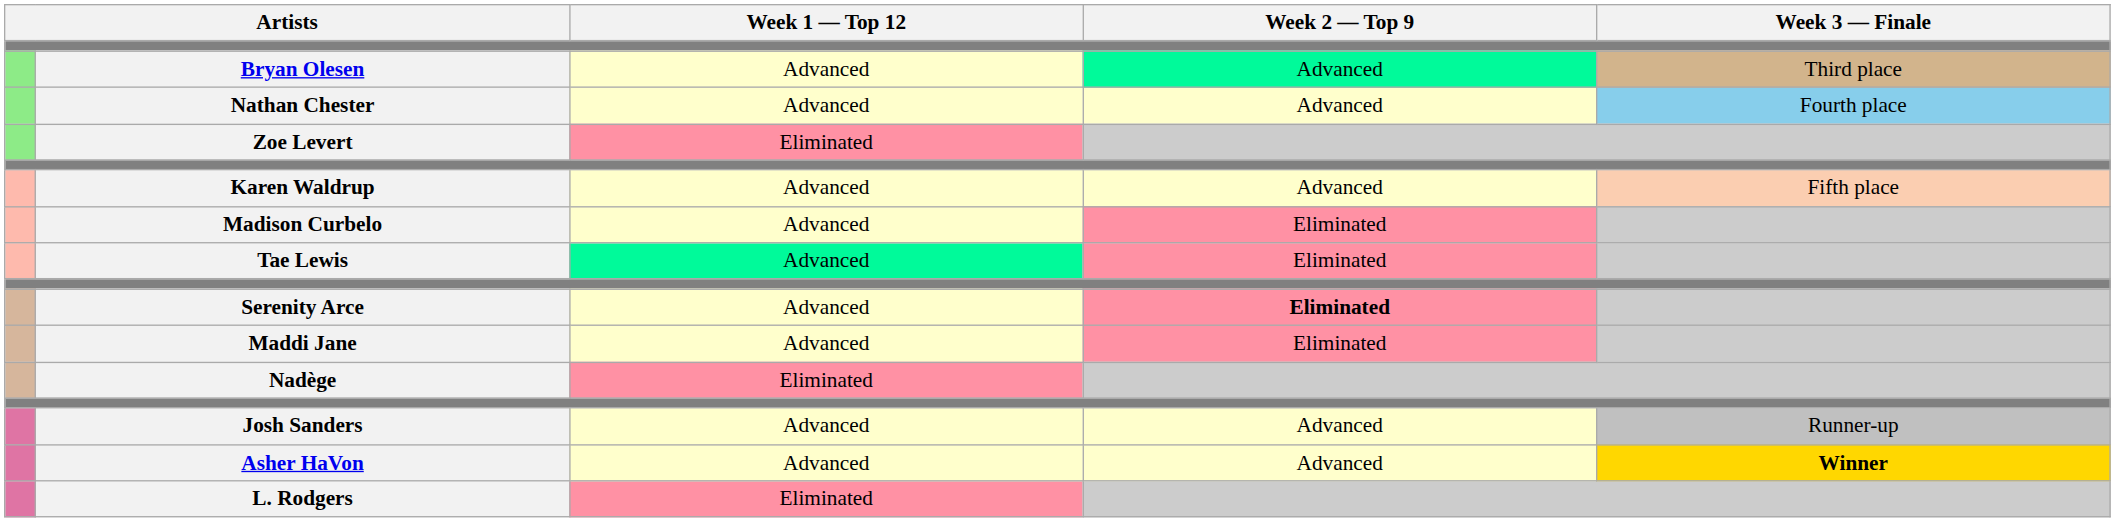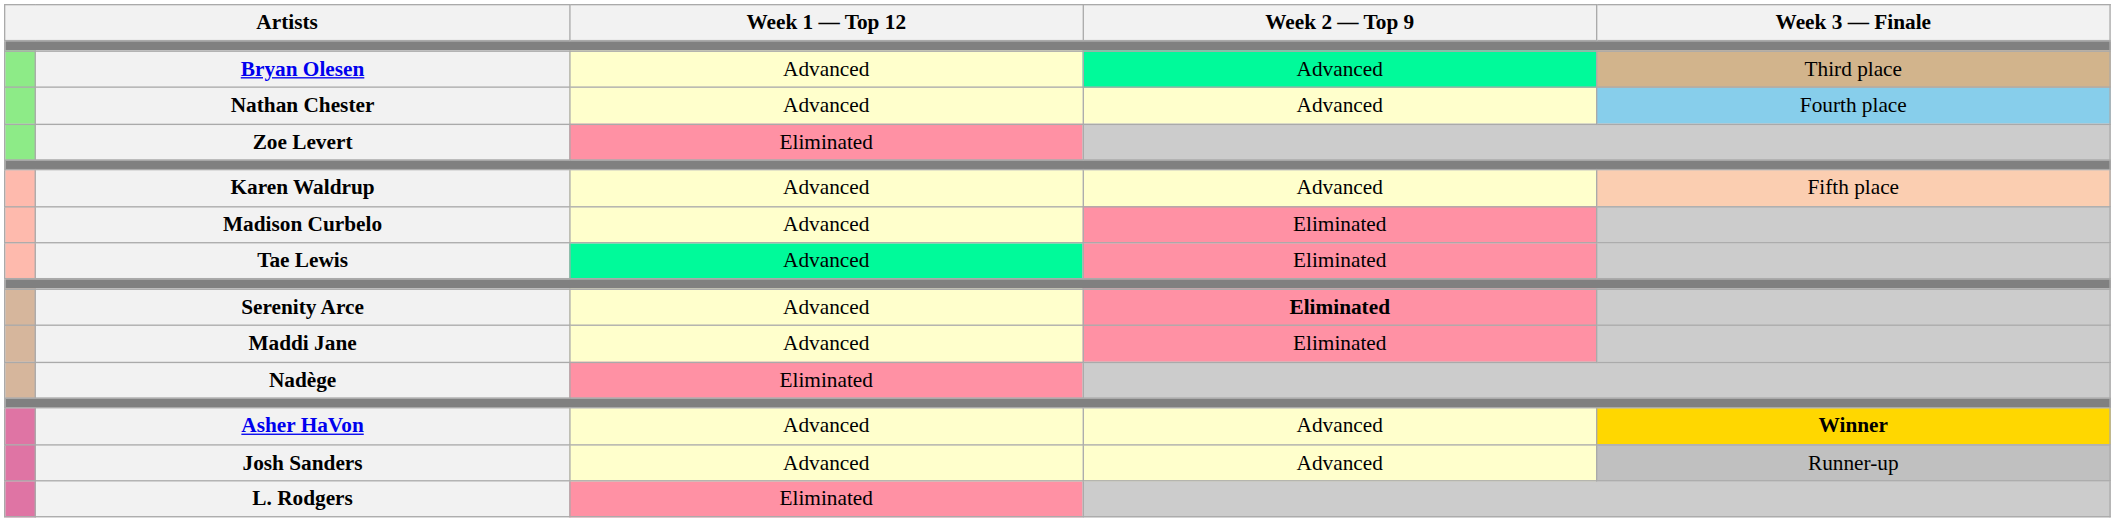rows swapped: (303, 462) <-> (303, 426)
